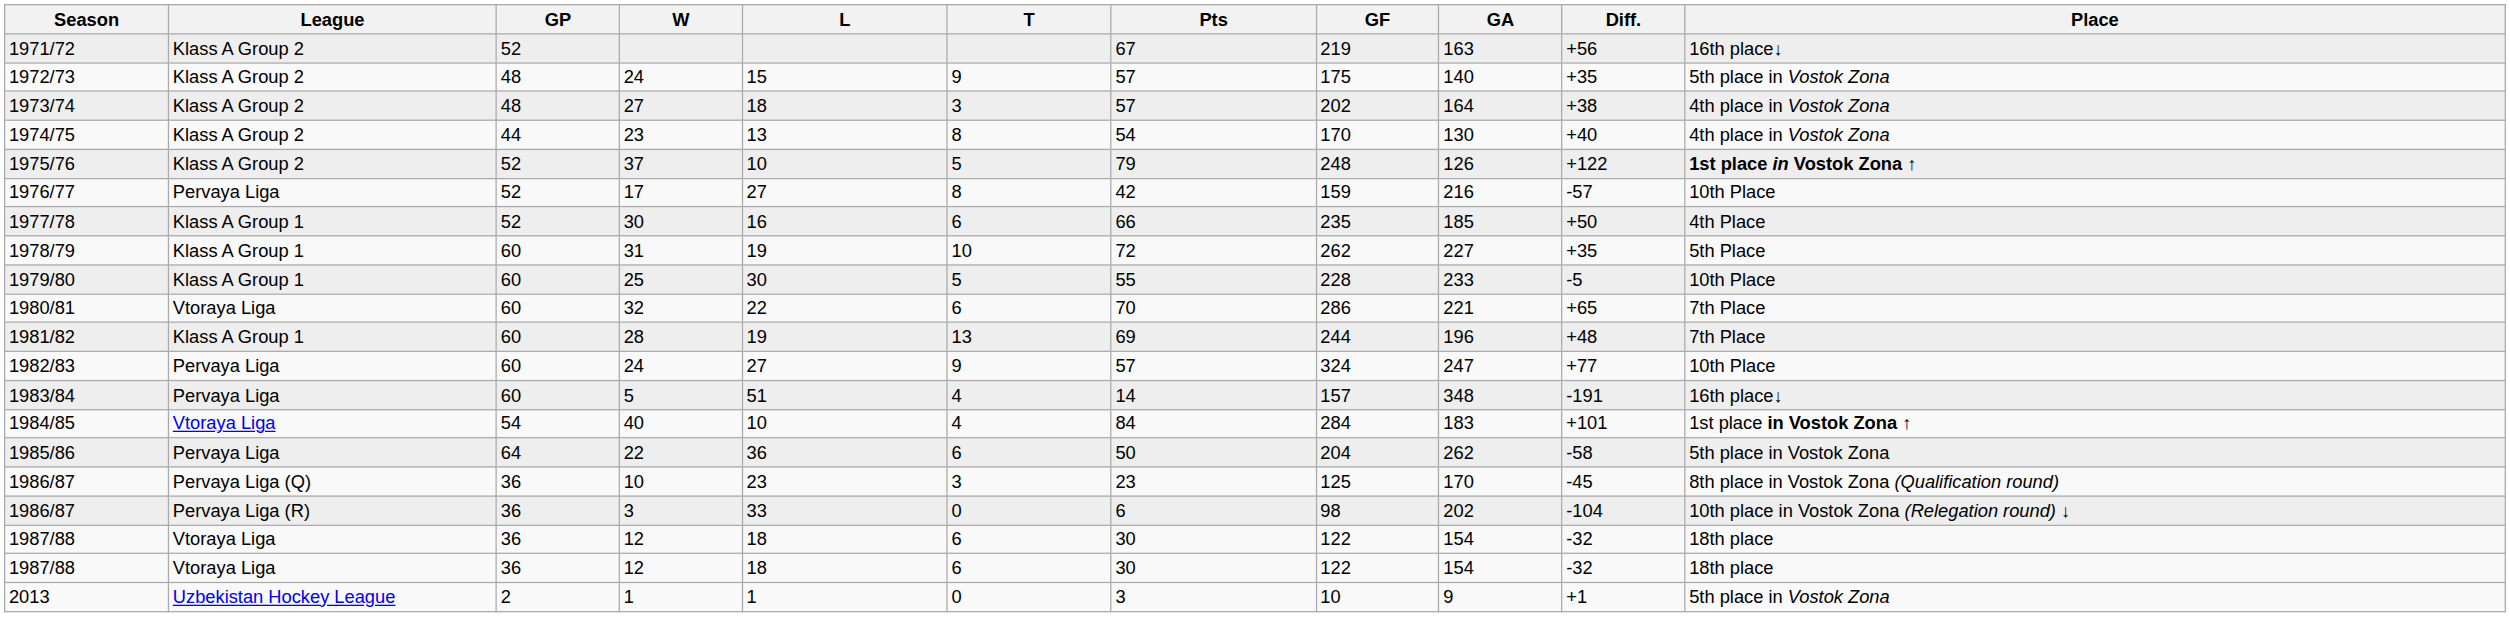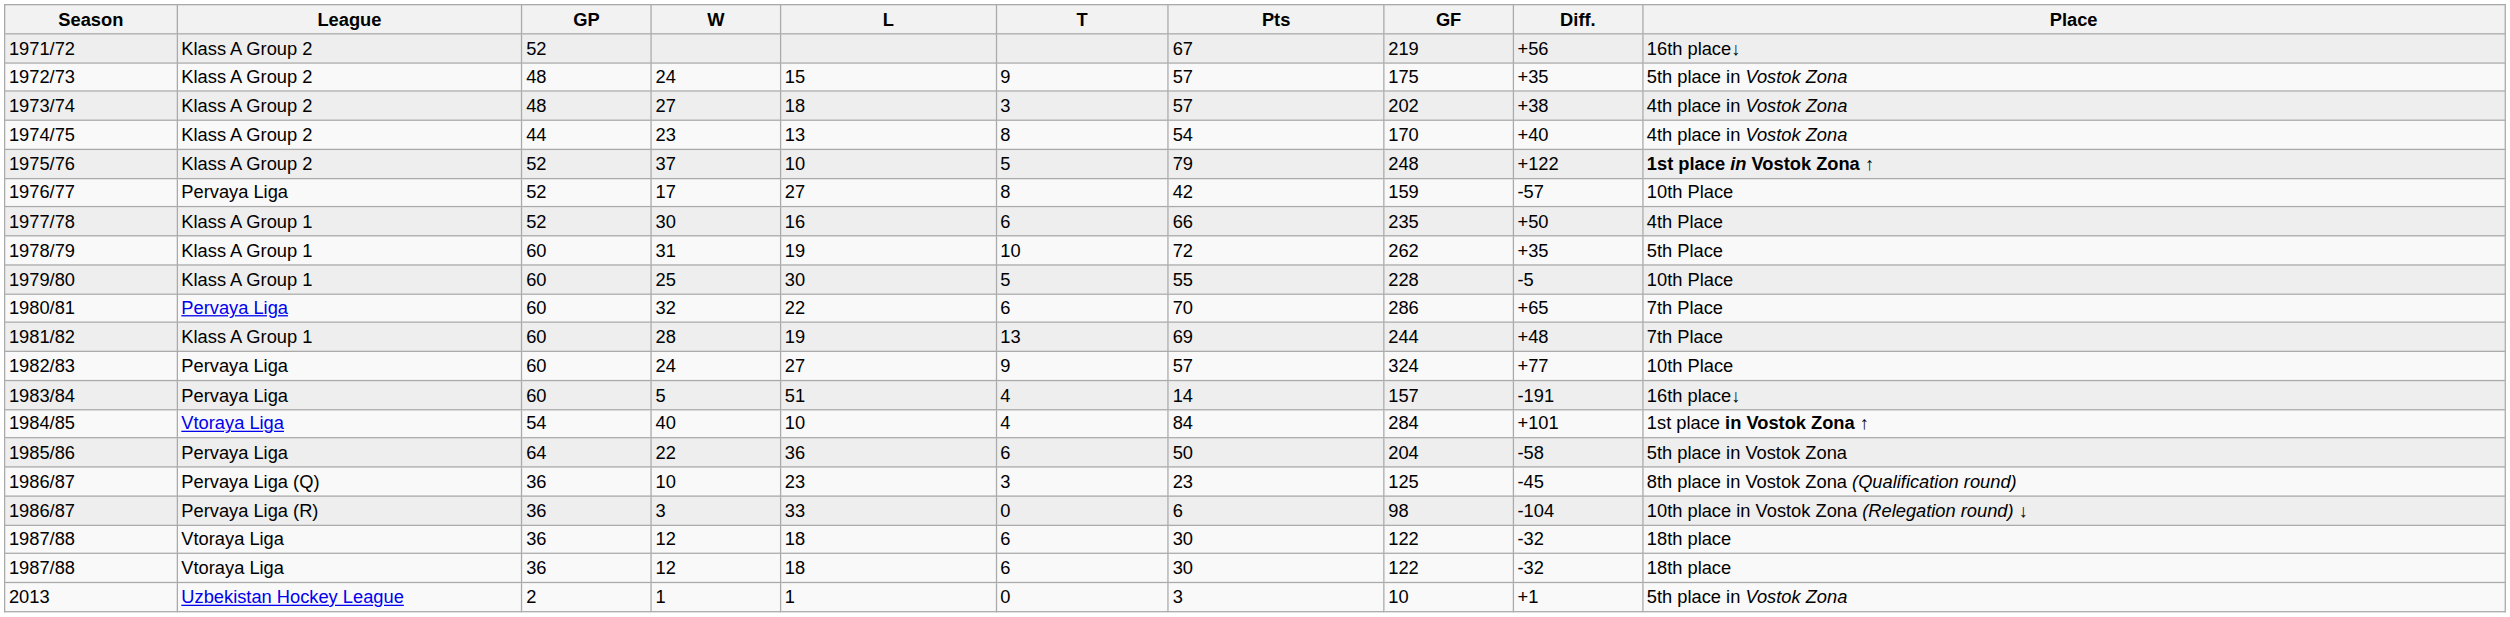- column: (1500, 19)
(224, 308) Vtoraya Liga -> (235, 308) Pervaya Liga
